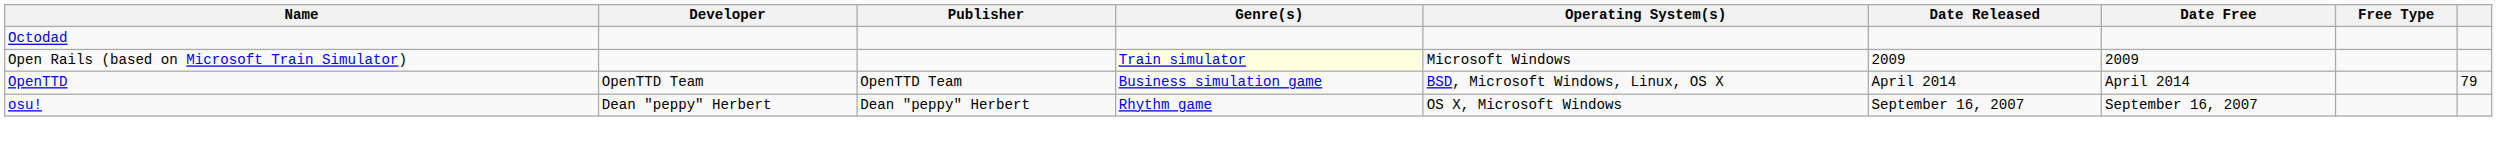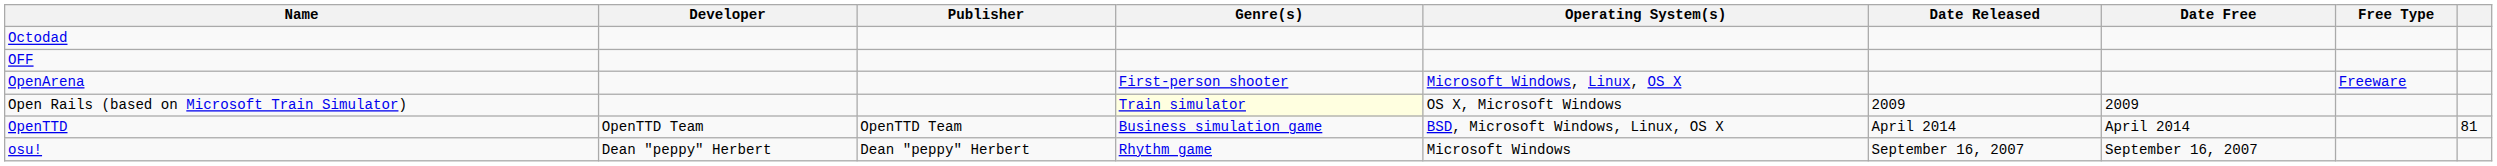+ row: (21, 60)
+ row: (46, 83)
(1499, 60) Microsoft Windows -> (1524, 105) OS X, Microsoft Windows
(2469, 83) 79 -> (2469, 127) 81
(1524, 105) OS X, Microsoft Windows -> (1499, 150) Microsoft Windows
